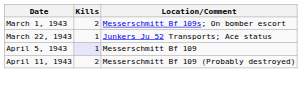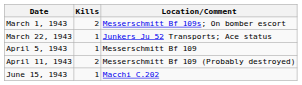(97, 49) lavender background -> (97, 49) no background
+ row: (37, 74)
